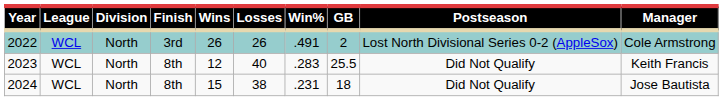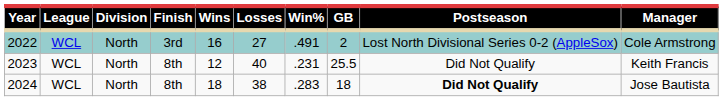(215, 42) 26 -> (215, 42) 16
(259, 42) 26 -> (259, 42) 27
(306, 63) .283 -> (306, 63) .231
(215, 84) 15 -> (215, 84) 18
(306, 84) .231 -> (306, 84) .283
(490, 84) normal -> (490, 84) bold
